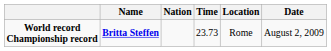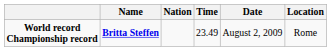columns swapped: (241, 12) <-> (294, 12)
(207, 33) 23.73 -> (207, 33) 23.49
